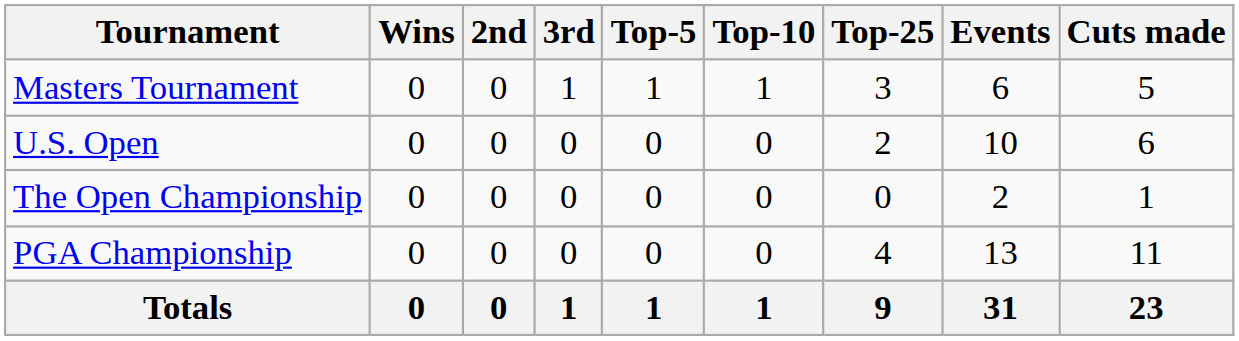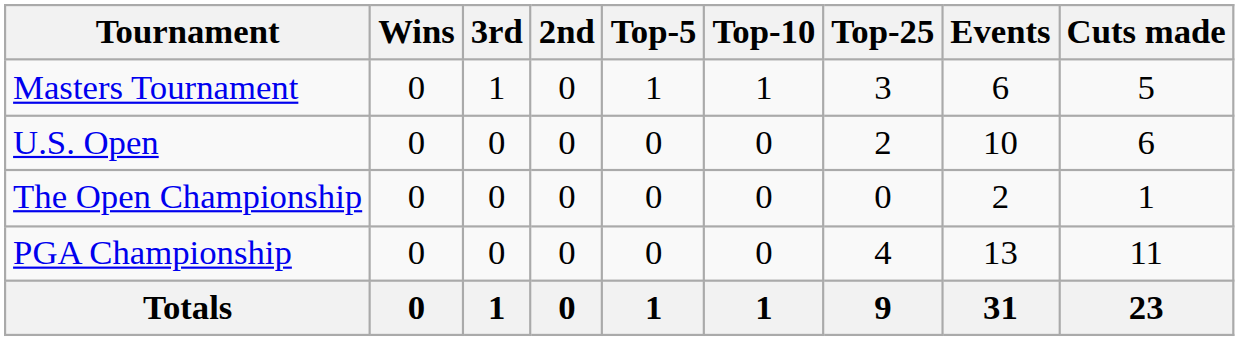columns swapped: (499, 32) <-> (569, 32)
